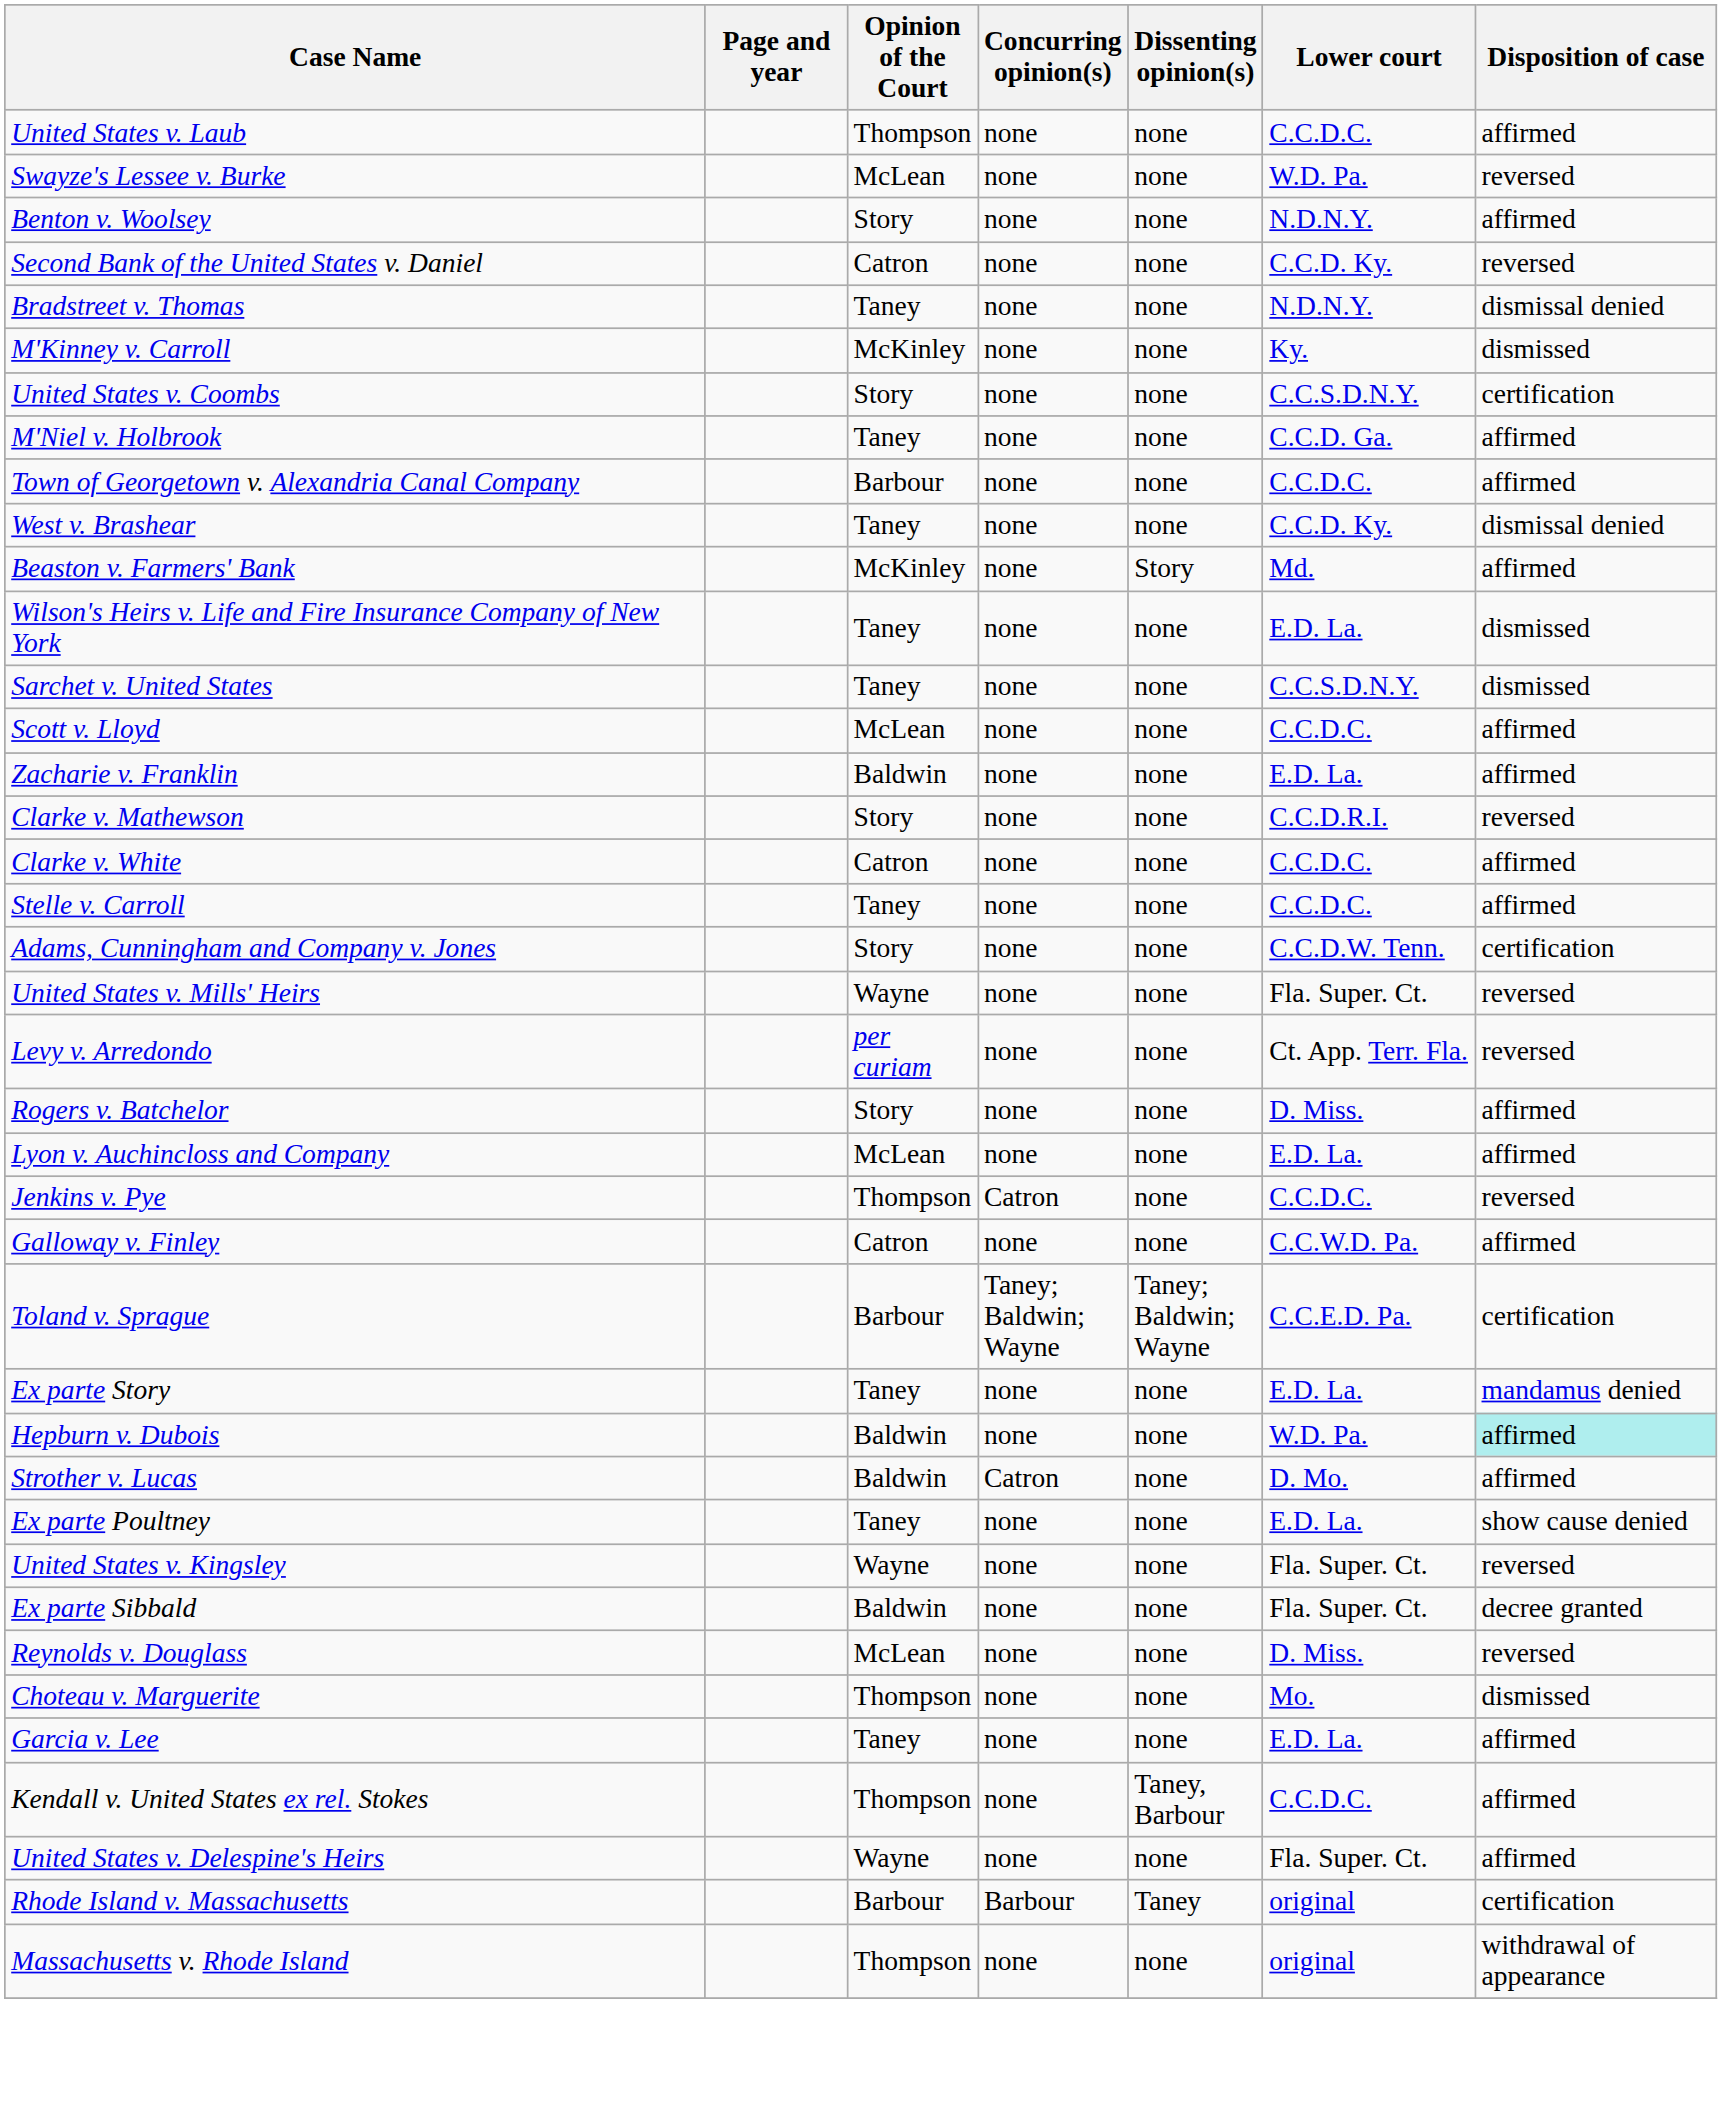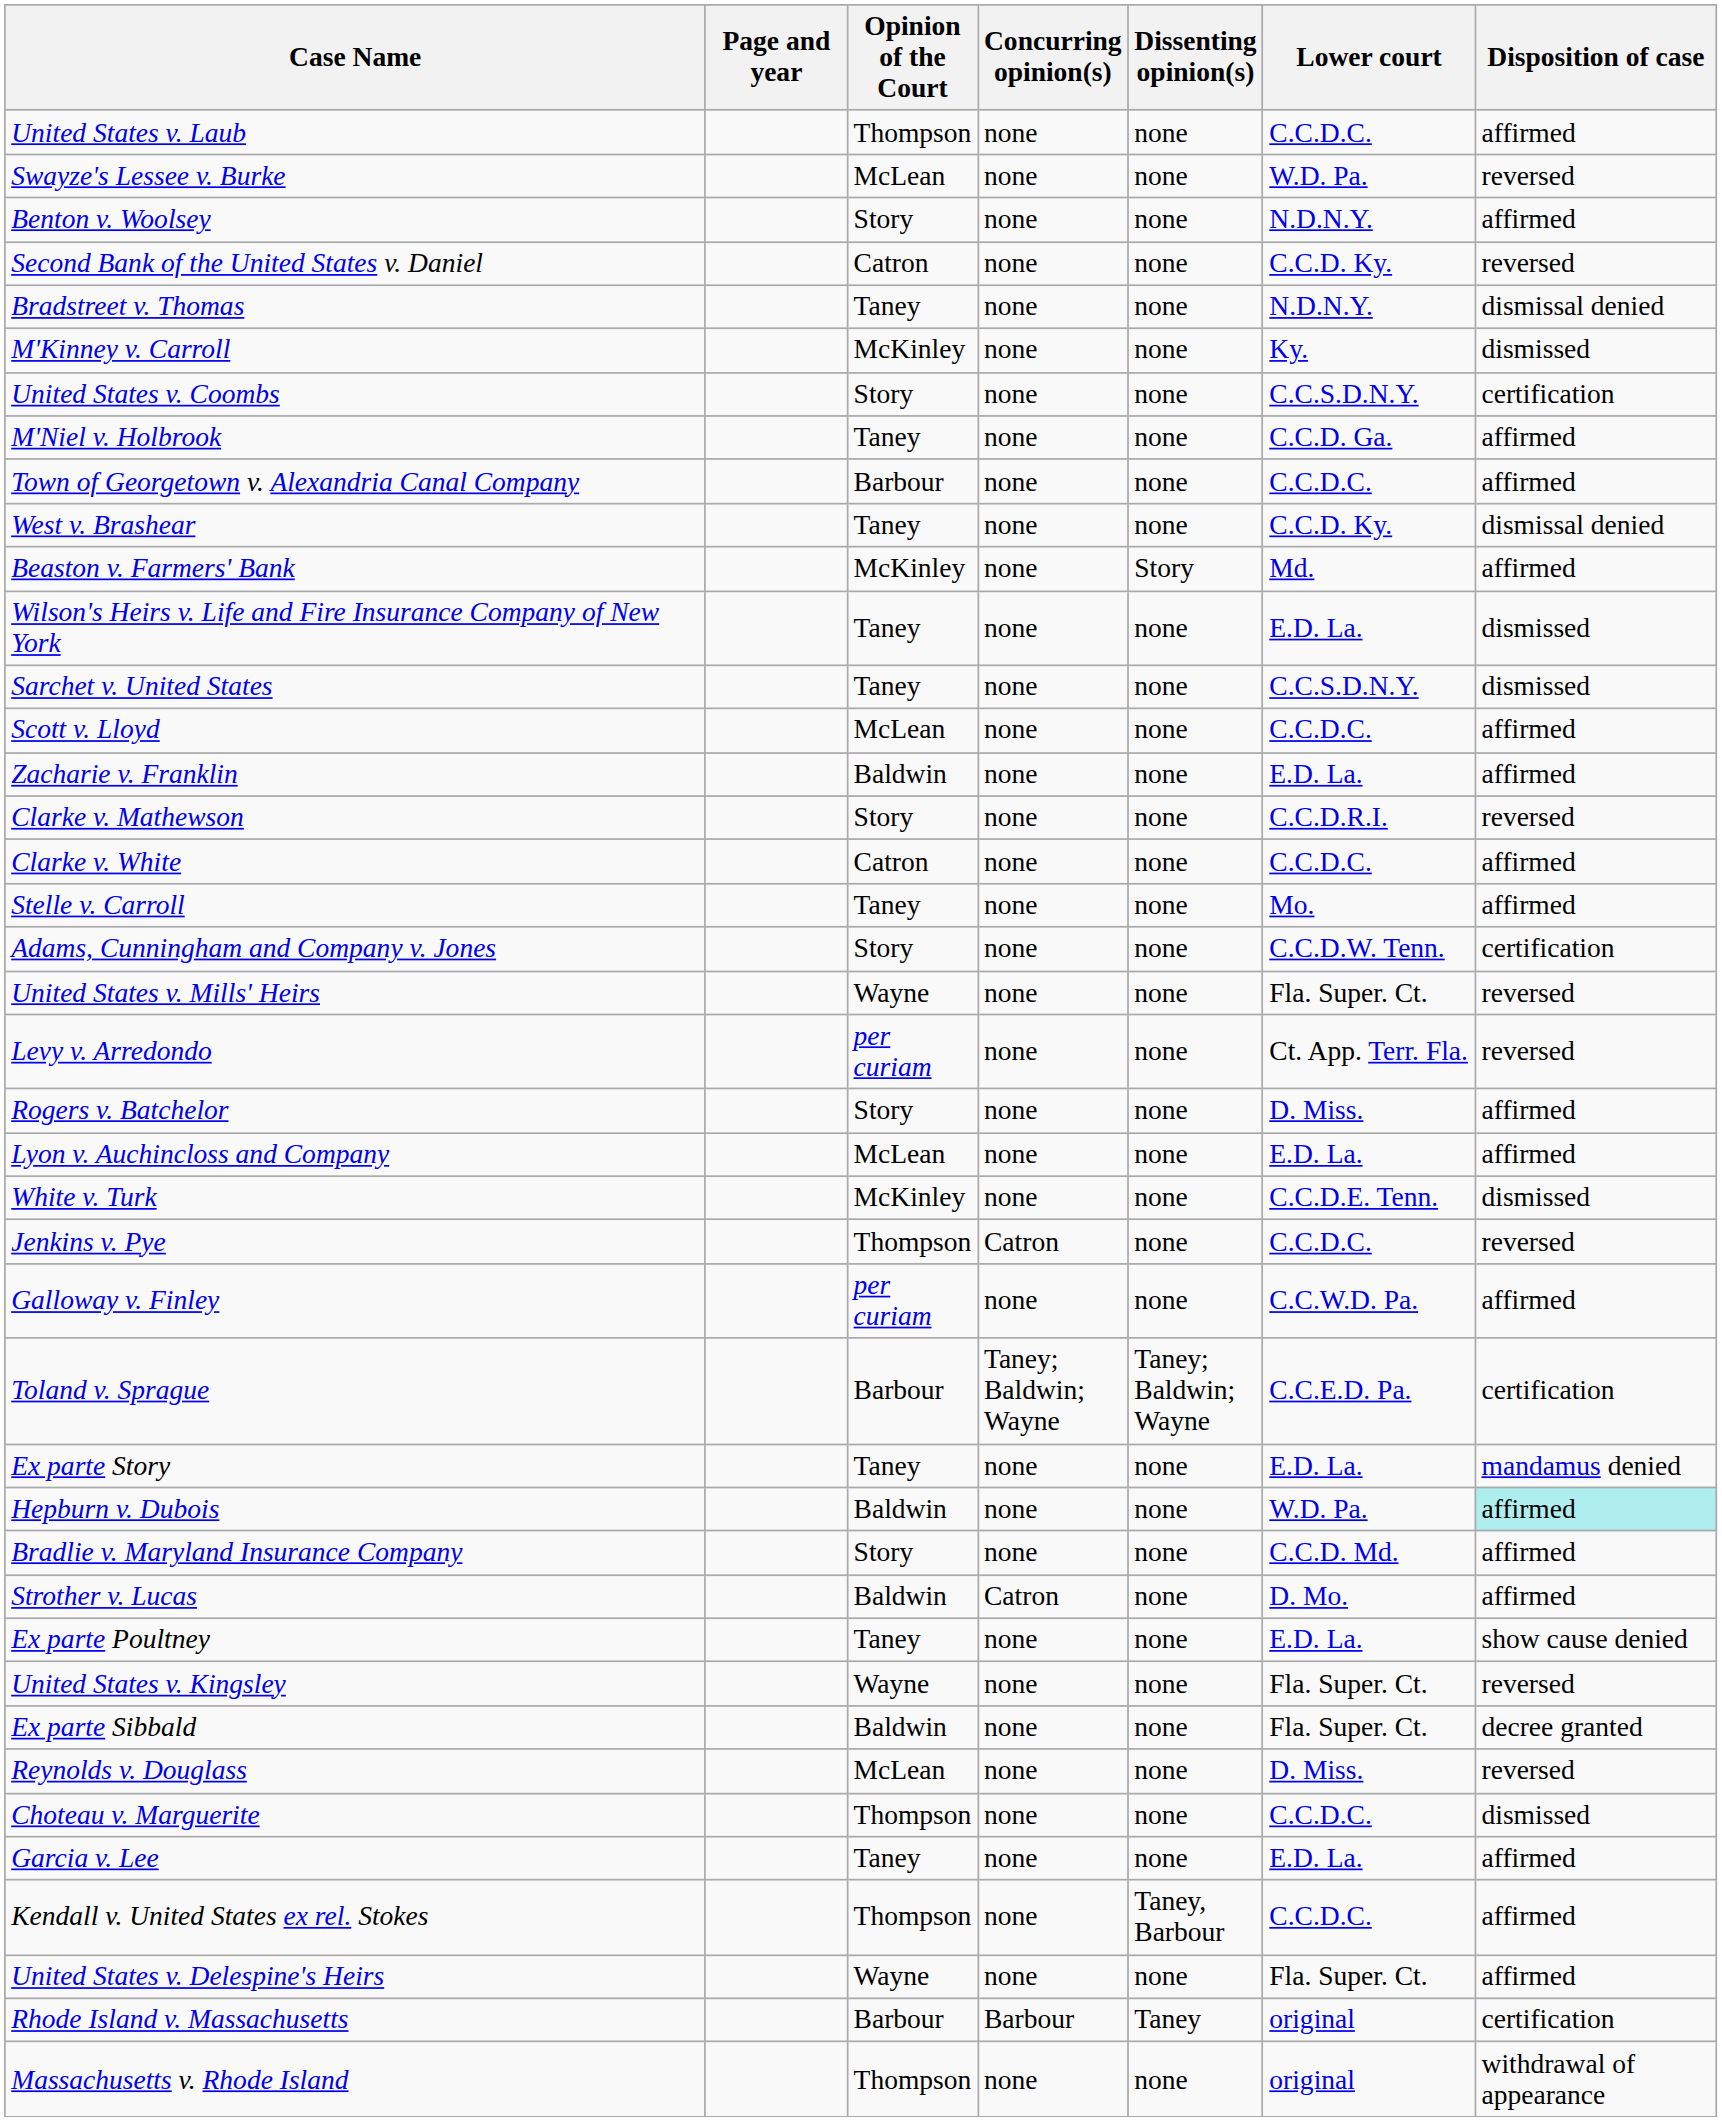(1321, 904) C.C.D.C. -> (1292, 904) Mo.
+ row: (84, 1197)
(891, 1241) Catron -> (893, 1300) per curiam
+ row: (237, 1552)
(1292, 1696) Mo. -> (1321, 1814) C.C.D.C.
